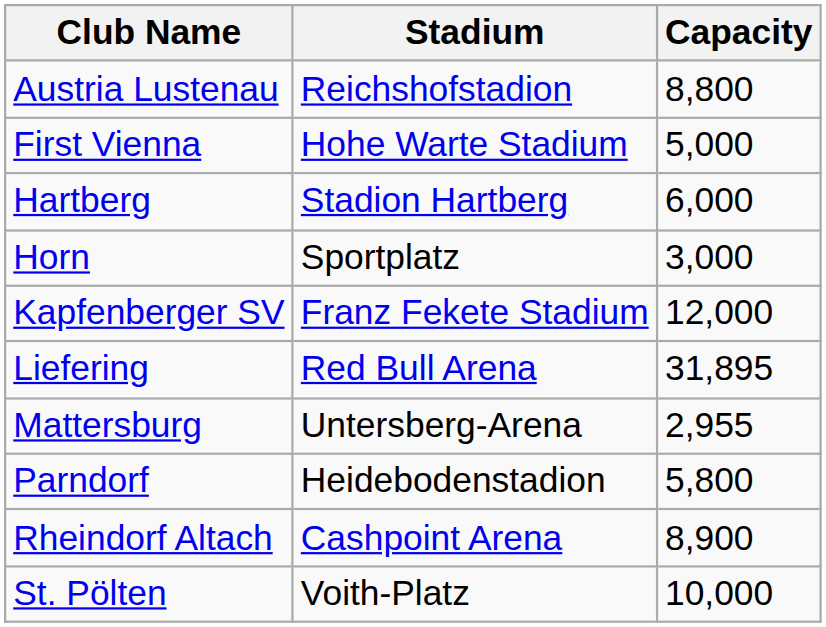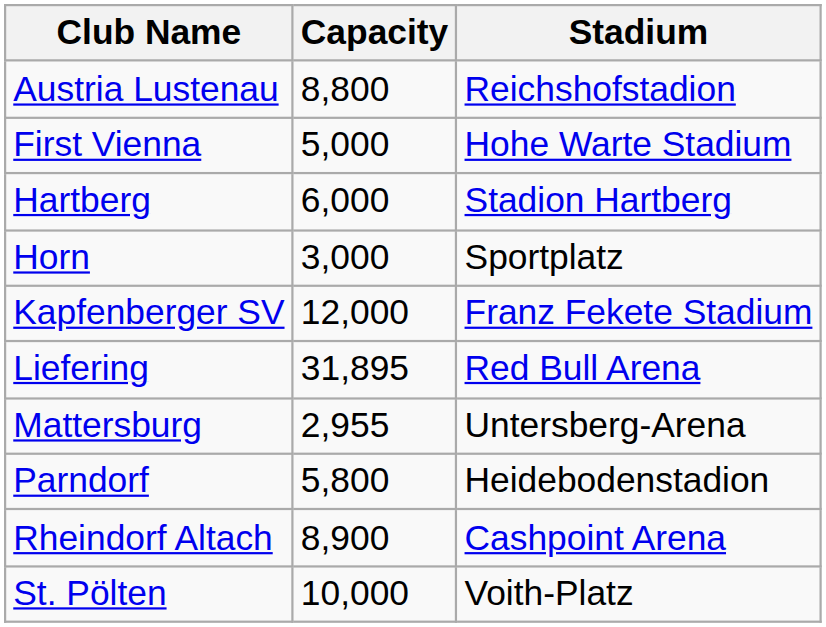columns swapped: (475, 32) <-> (739, 32)
